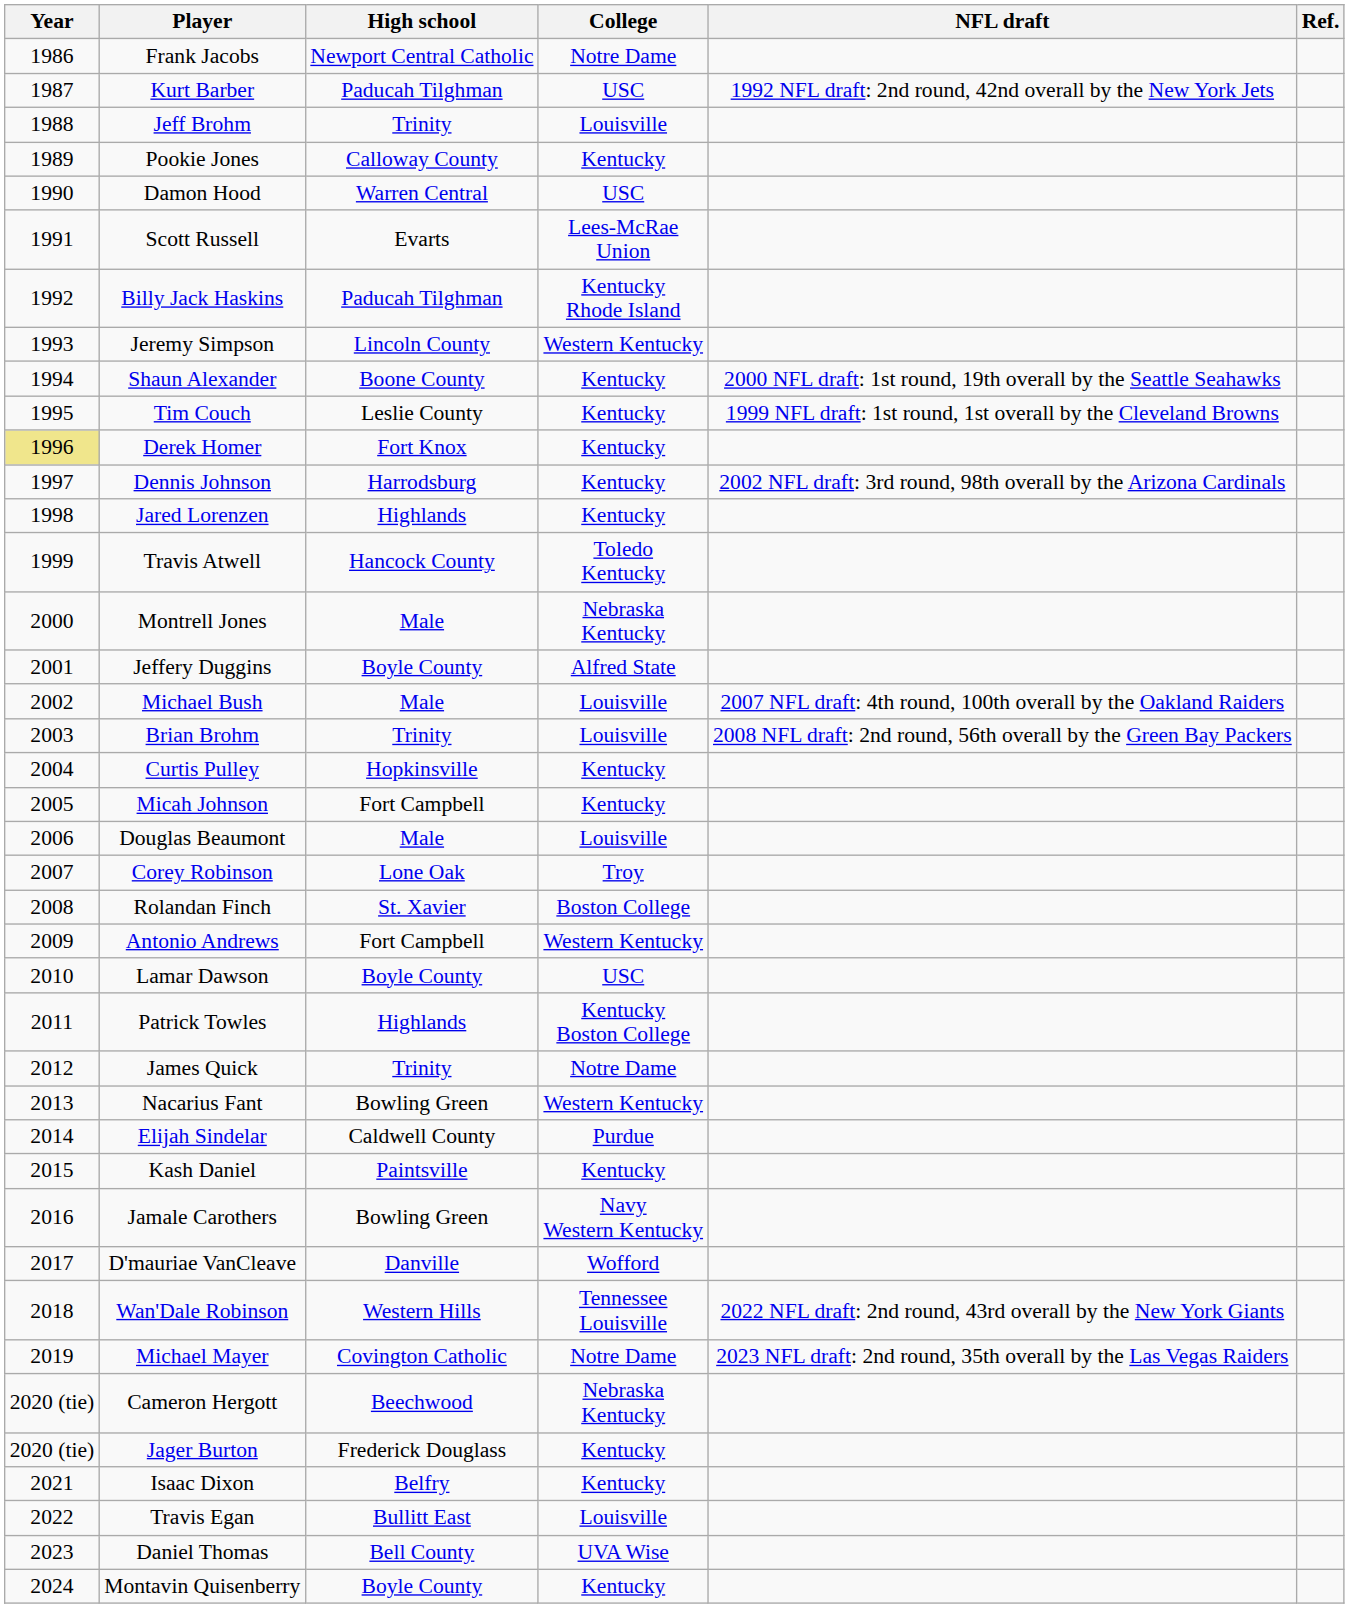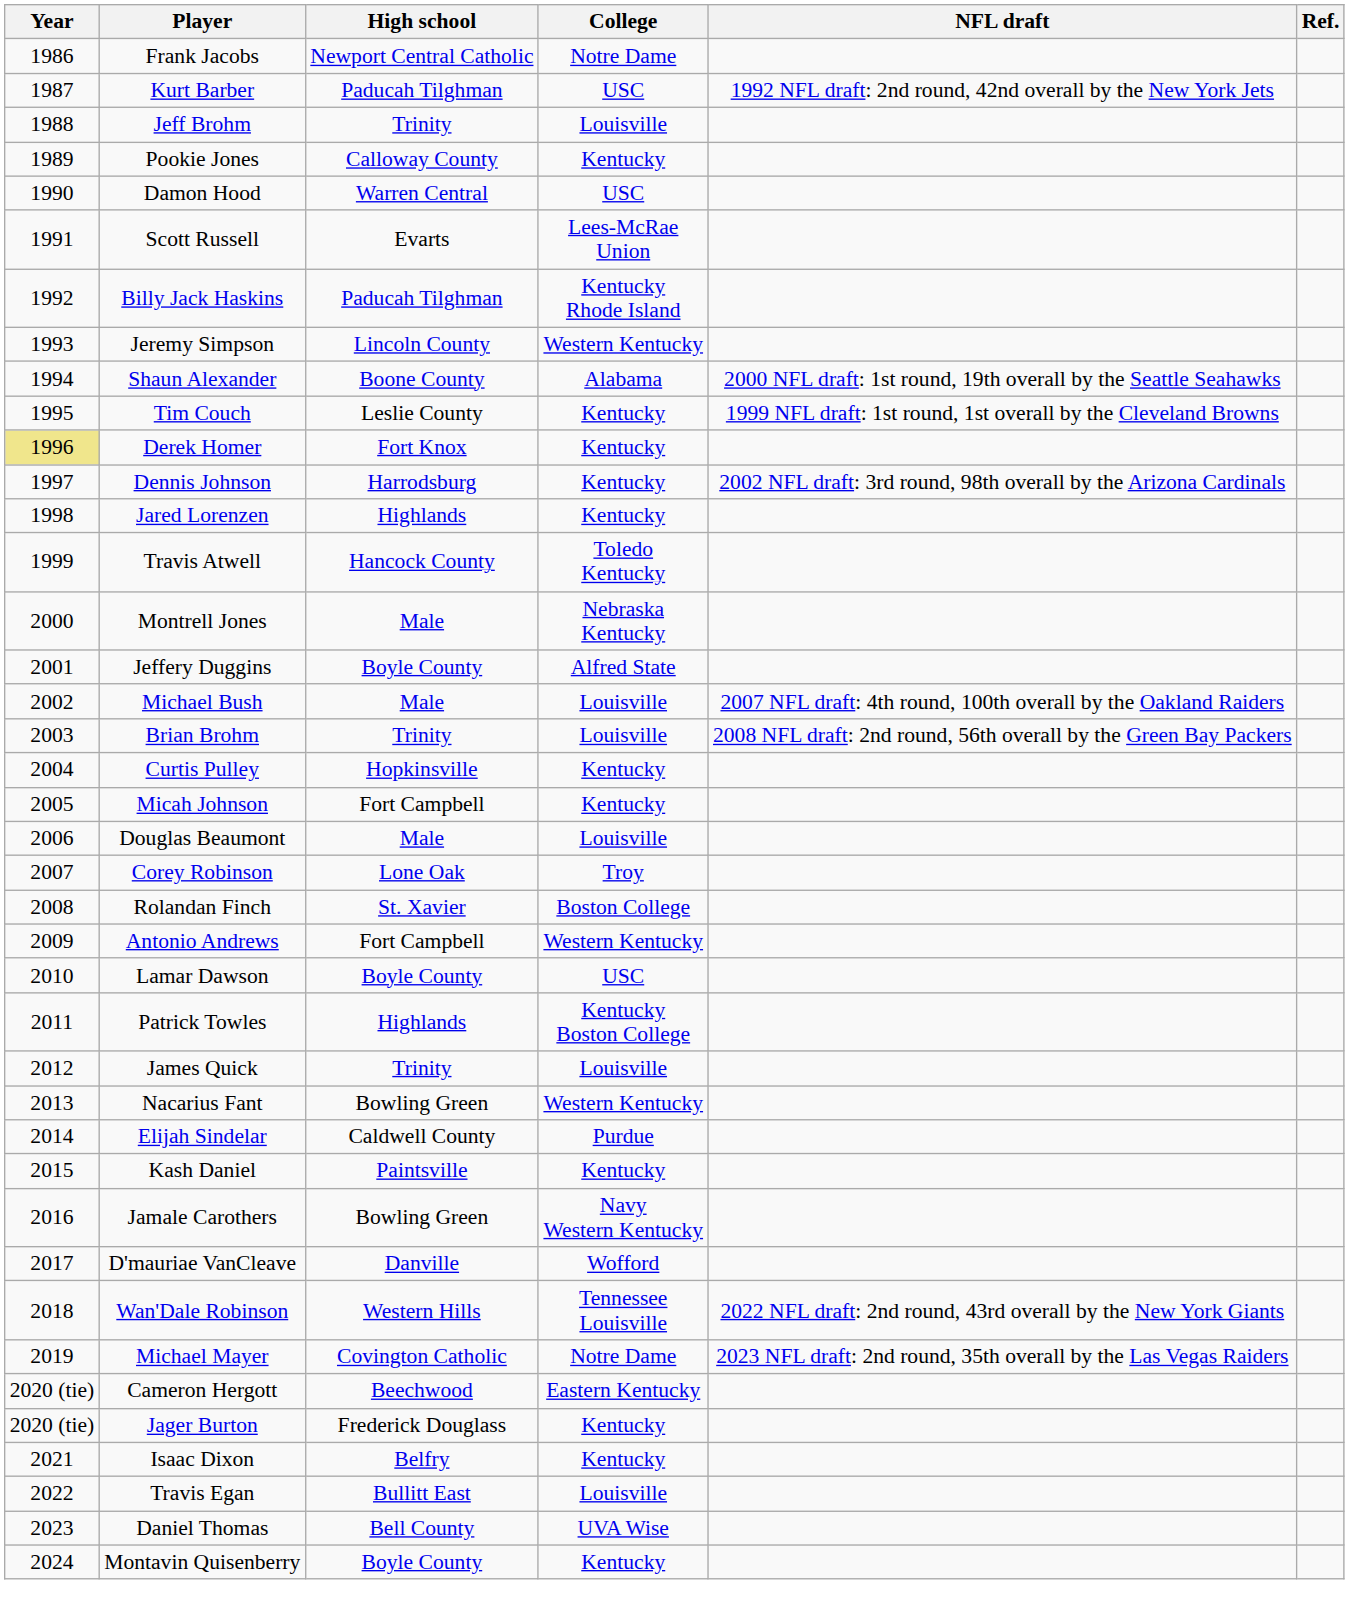(623, 378) Kentucky -> (623, 378) Alabama
(623, 1068) Notre Dame -> (623, 1068) Louisville
(623, 1402) Nebraska Kentucky -> (623, 1390) Eastern Kentucky
